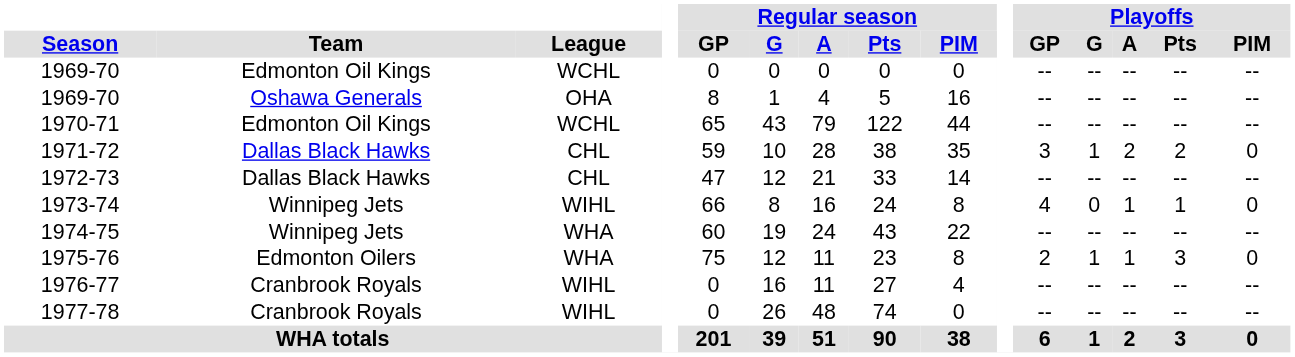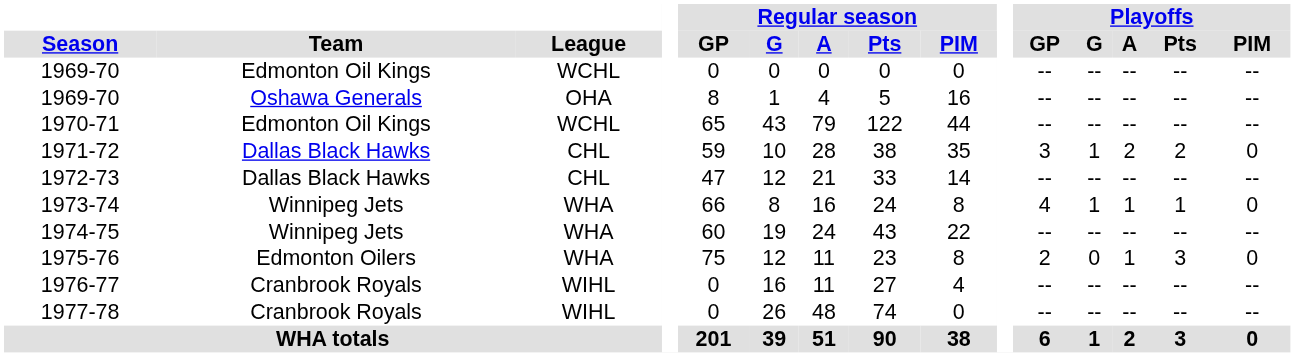(589, 204) WIHL -> (589, 204) WHA
(1094, 204) 0 -> (1094, 204) 1
(1094, 258) 1 -> (1094, 258) 0
